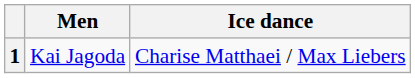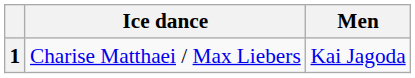columns swapped: (78, 21) <-> (270, 21)
